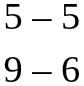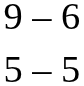rows swapped: (42, 16) <-> (42, 69)
